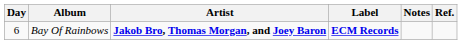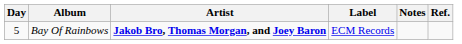(16, 30) 6 -> (16, 30) 5
(365, 30) bold -> (363, 30) normal
